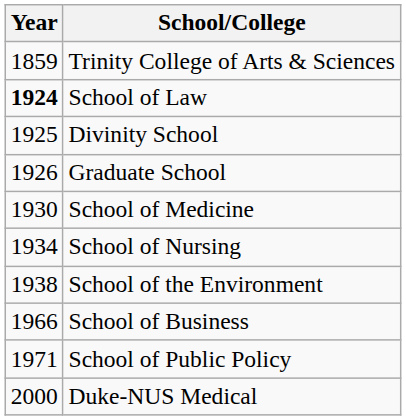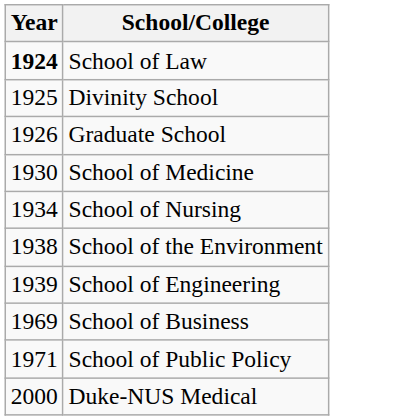- row: (232, 60)
+ row: (174, 284)
(34, 321) 1966 -> (34, 321) 1969
